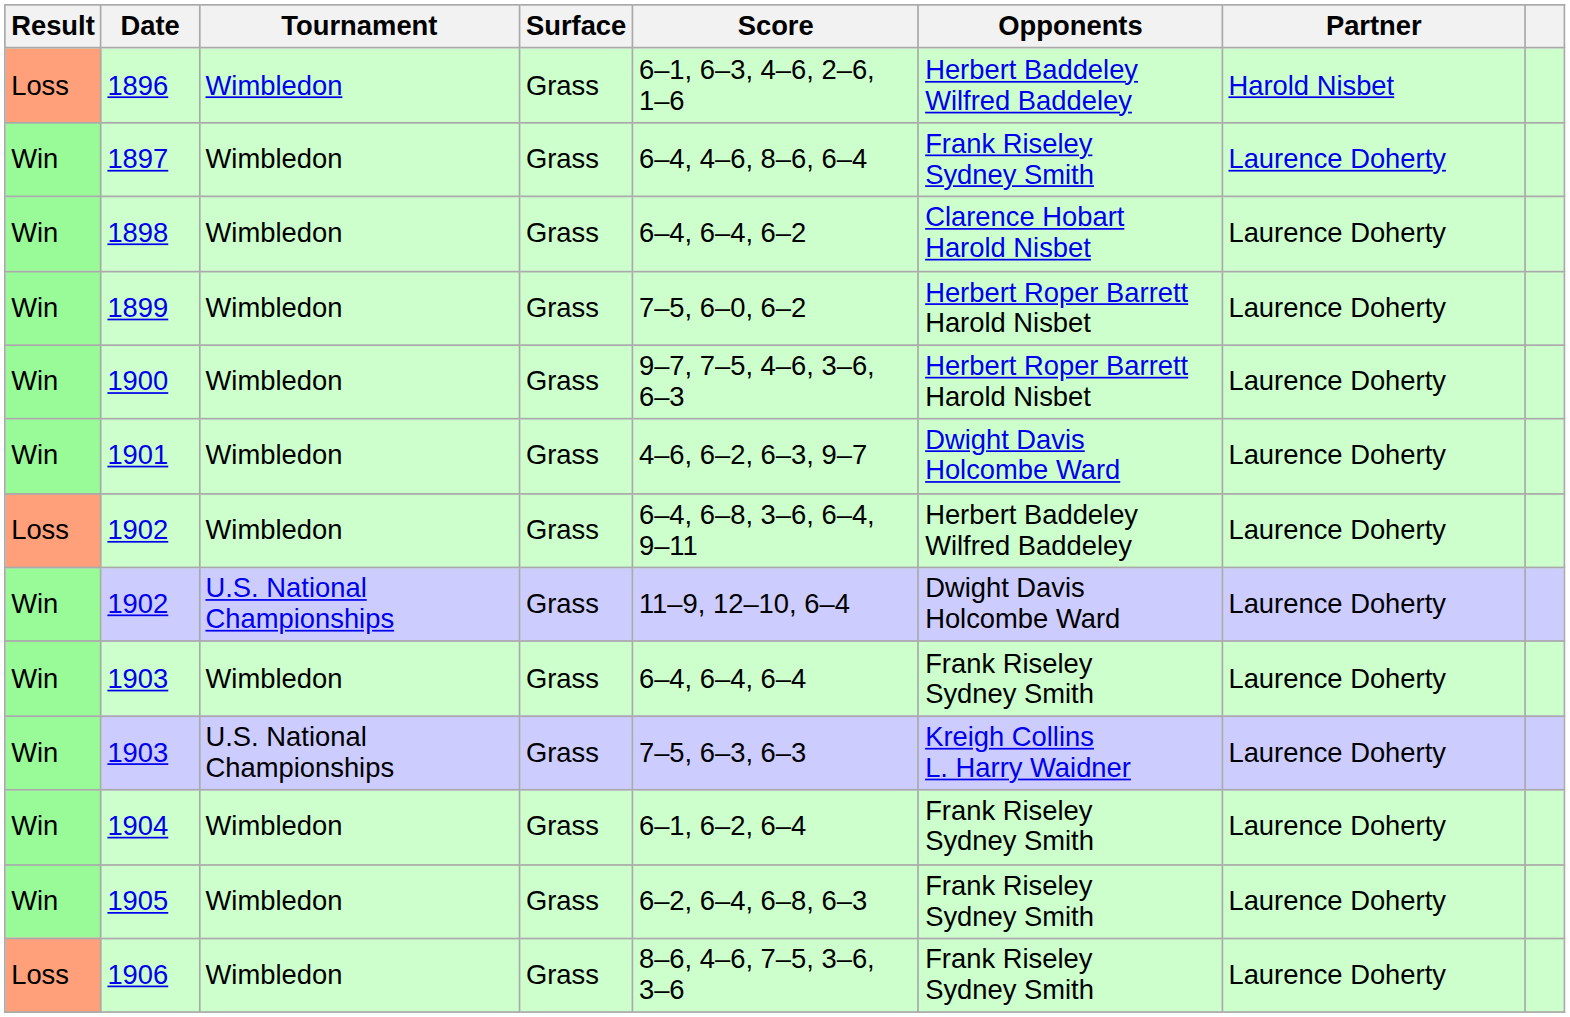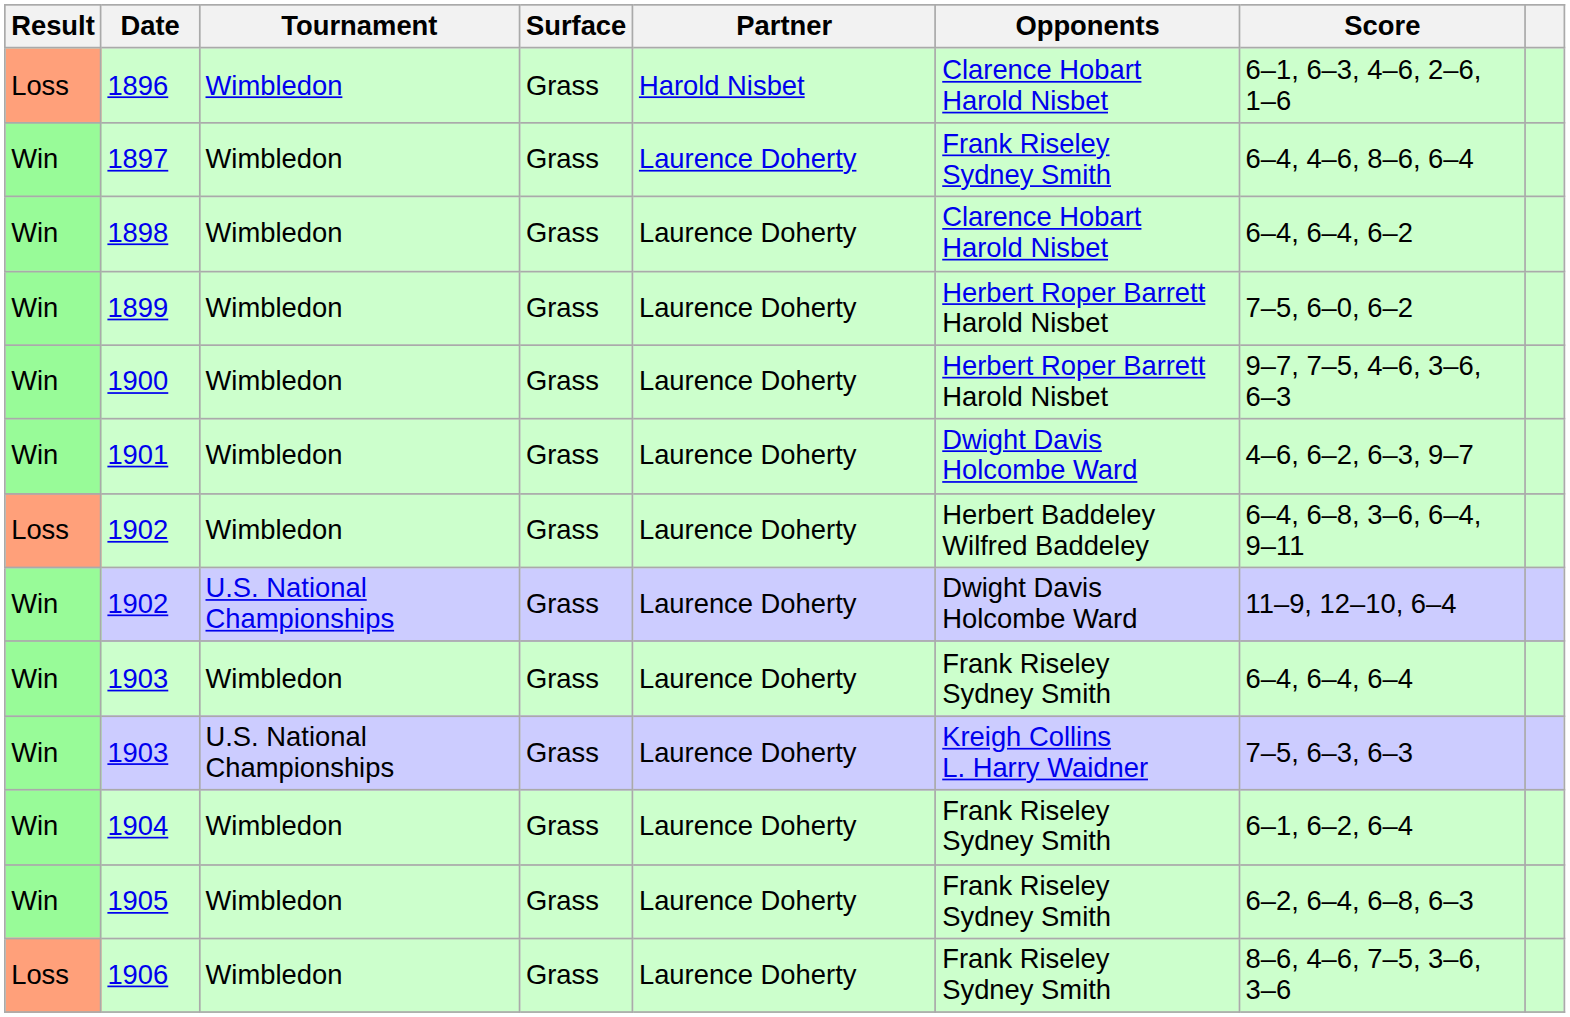columns swapped: (1374, 26) <-> (776, 26)
(1032, 84) Herbert Baddeley Wilfred Baddeley -> (1042, 84) Clarence Hobart Harold Nisbet
